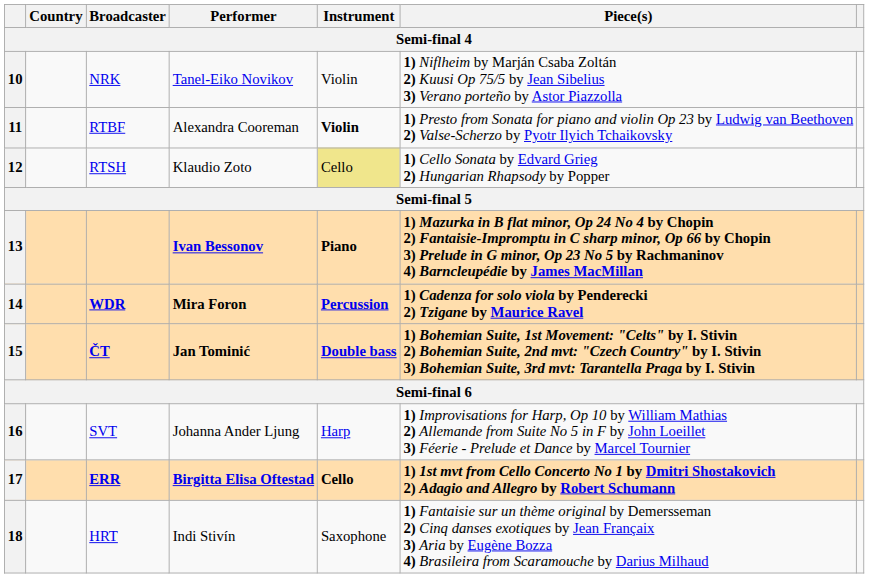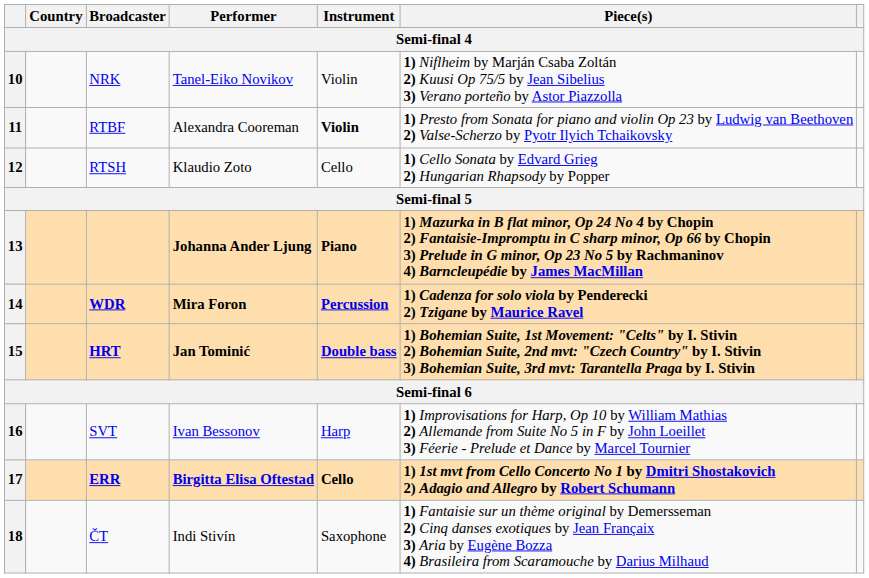(337, 167) khaki background -> (337, 167) no background
(218, 247) Ivan Bessonov -> (242, 247) Johanna Ander Ljung
(100, 351) ČT -> (105, 351) HRT
(236, 431) Johanna Ander Ljung -> (216, 431) Ivan Bessonov
(104, 536) HRT -> (99, 536) ČT
